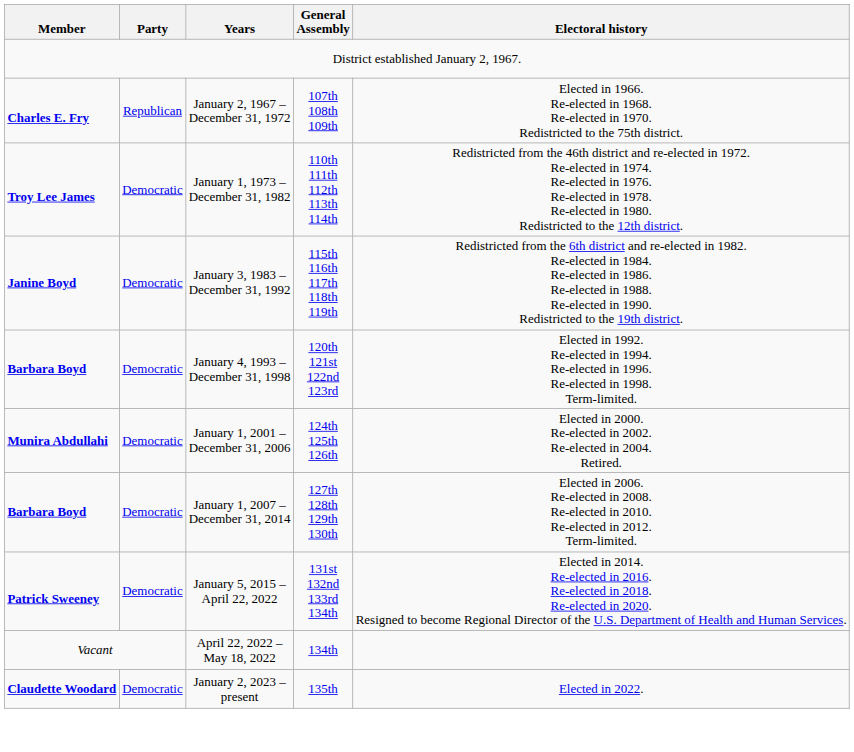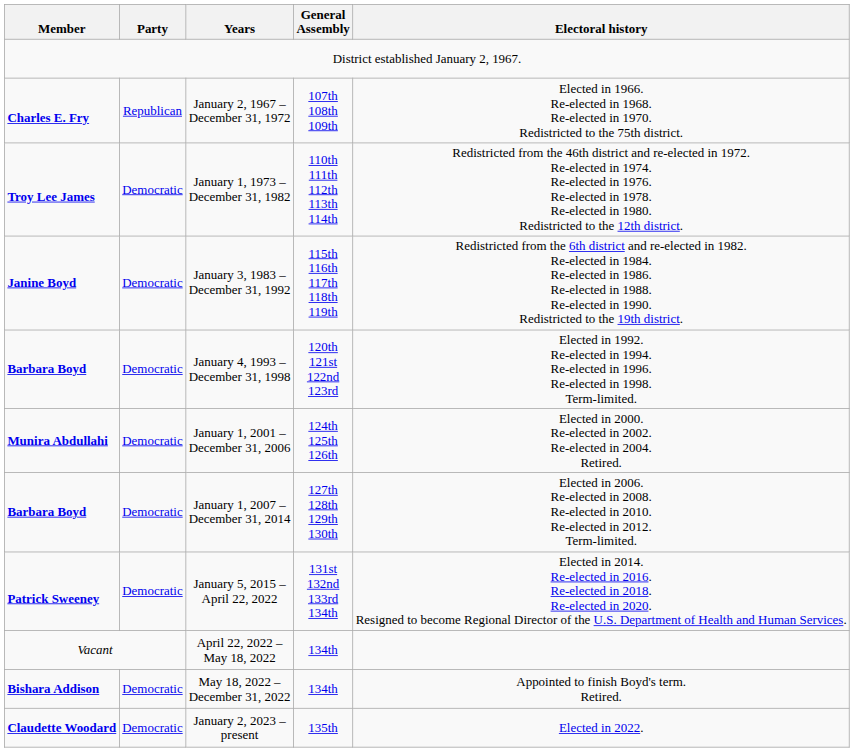+ row: (240, 688)
